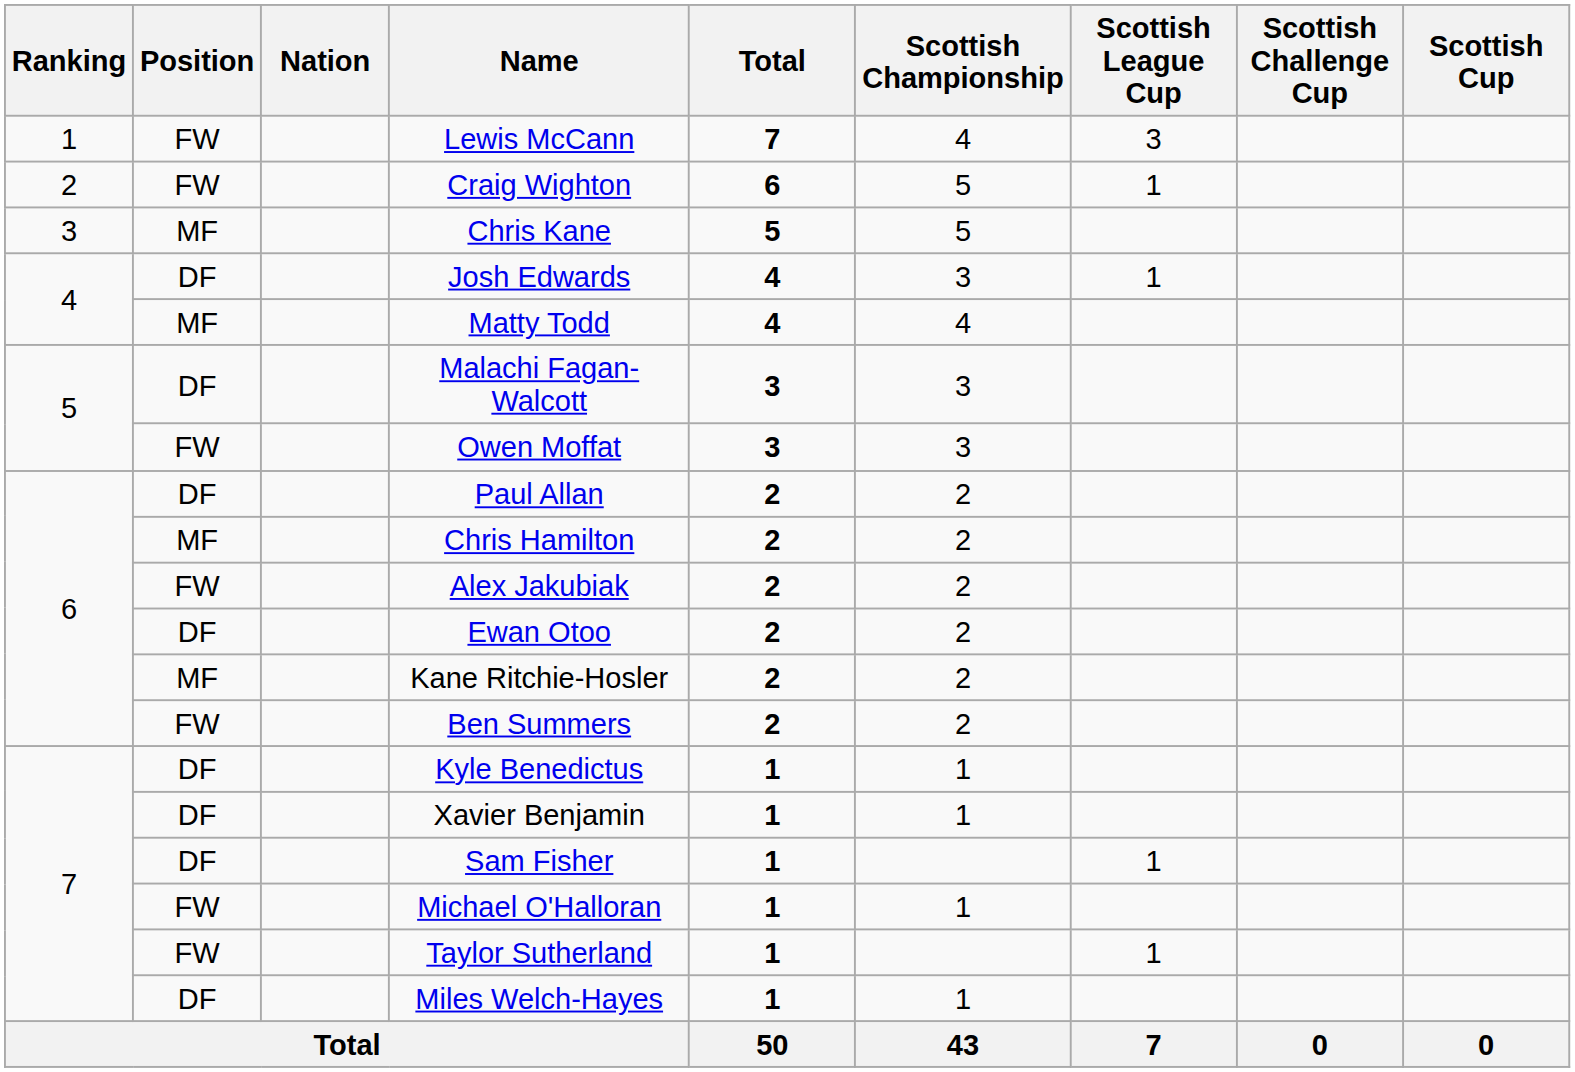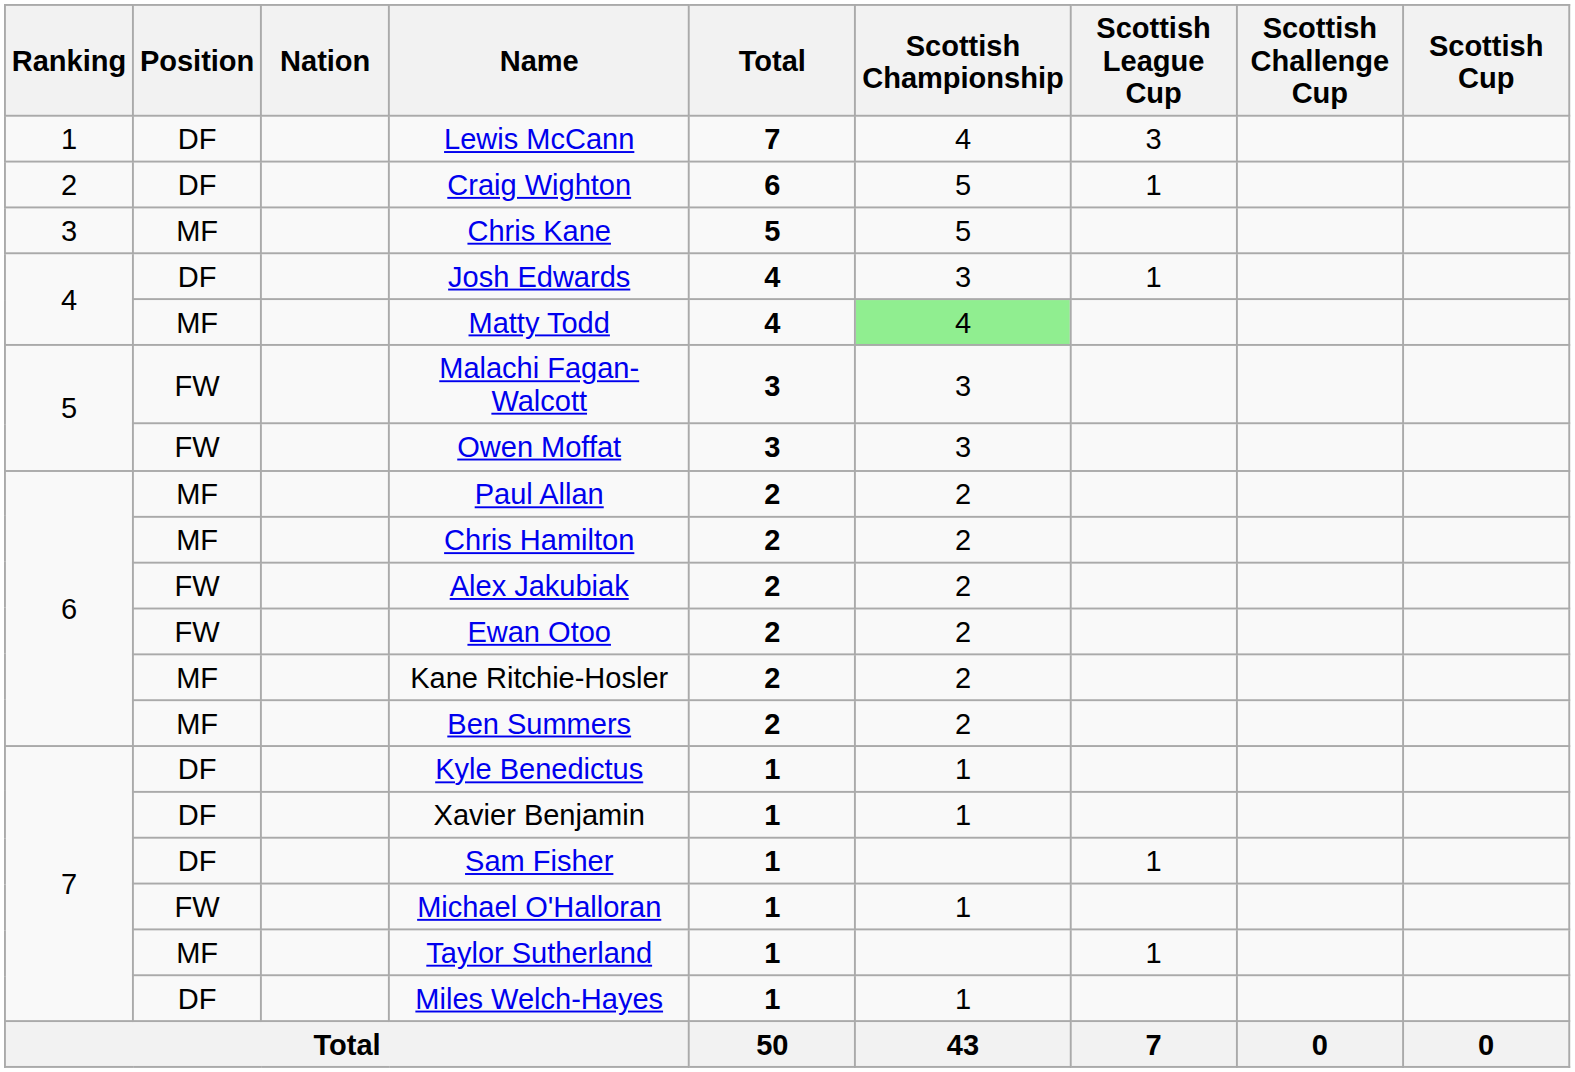(197, 139) FW -> (197, 139) DF
(197, 185) FW -> (197, 185) DF
(963, 323) no background -> (963, 323) lightgreen background
(197, 385) DF -> (197, 385) FW
(197, 493) DF -> (197, 493) MF
(197, 631) DF -> (197, 631) FW
(197, 723) FW -> (197, 723) MF
(197, 953) FW -> (197, 953) MF
